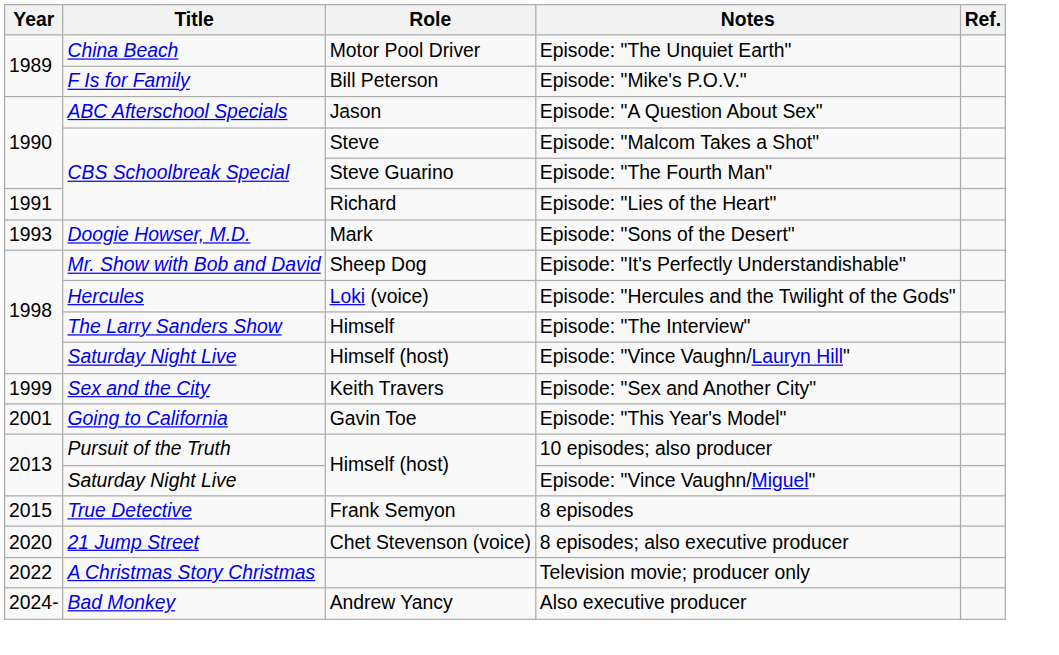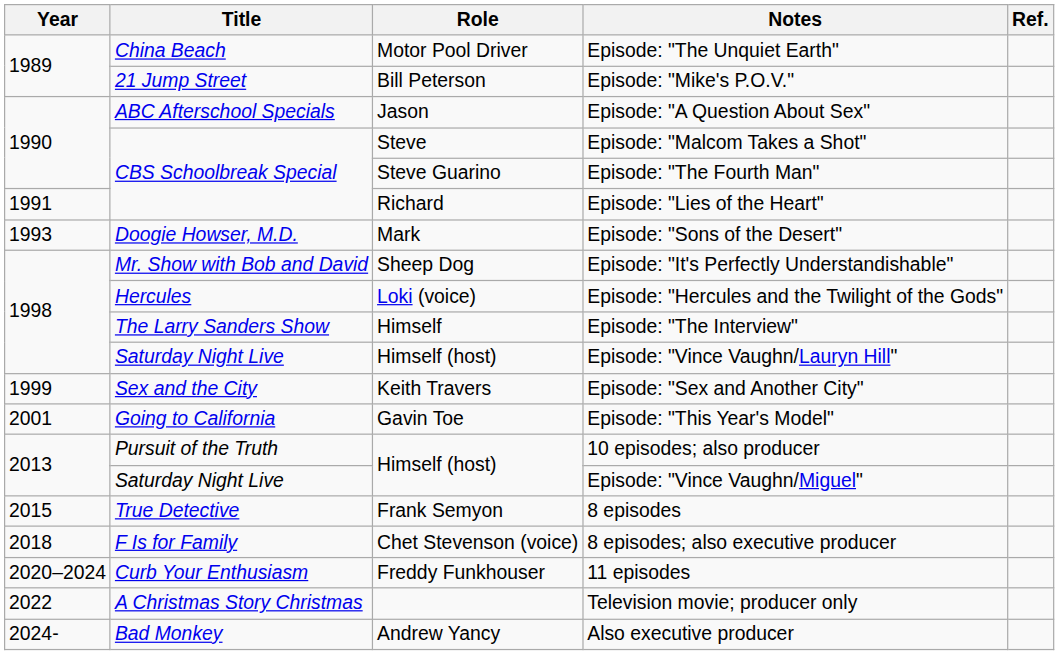(129, 81) F Is for Family -> (181, 81) 21 Jump Street
(31, 541) 2020 -> (31, 541) 2018
(133, 541) 21 Jump Street -> (176, 541) F Is for Family
+ row: (639, 572)
